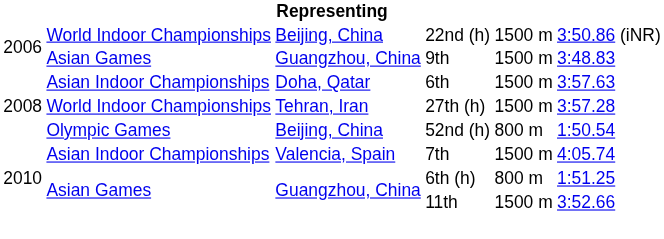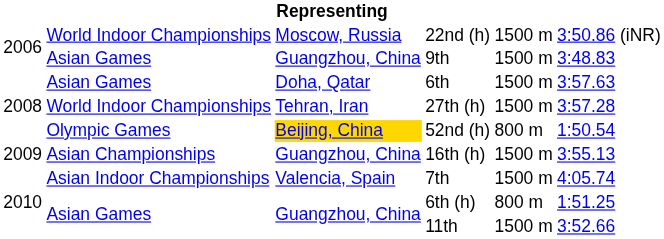(329, 35) Beijing, China -> (338, 35) Moscow, Russia
(158, 82) Asian Indoor Championships -> (99, 82) Asian Games
(329, 130) no background -> (329, 130) gold background
+ row: (455, 154)
